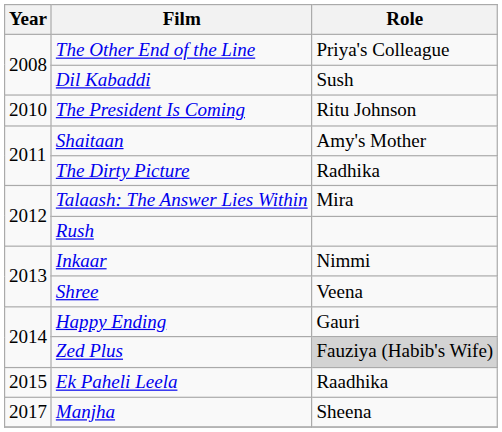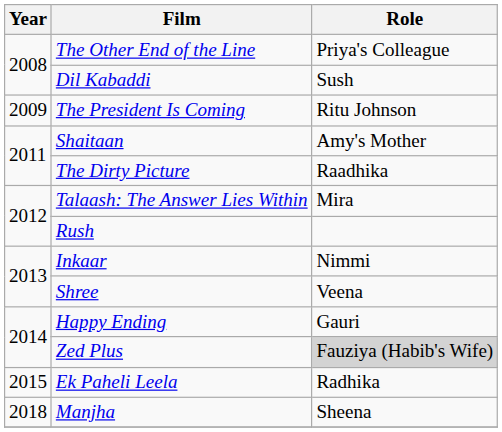(28, 110) 2010 -> (28, 110) 2009
(348, 170) Radhika -> (352, 170) Raadhika
(352, 381) Raadhika -> (348, 381) Radhika
(28, 412) 2017 -> (28, 412) 2018
